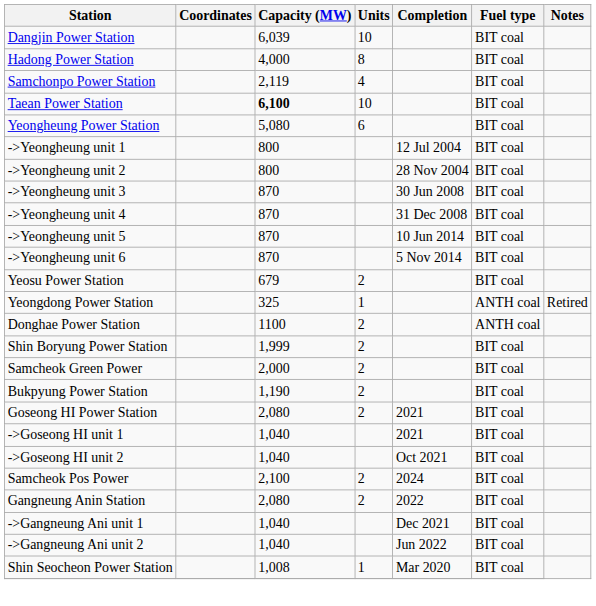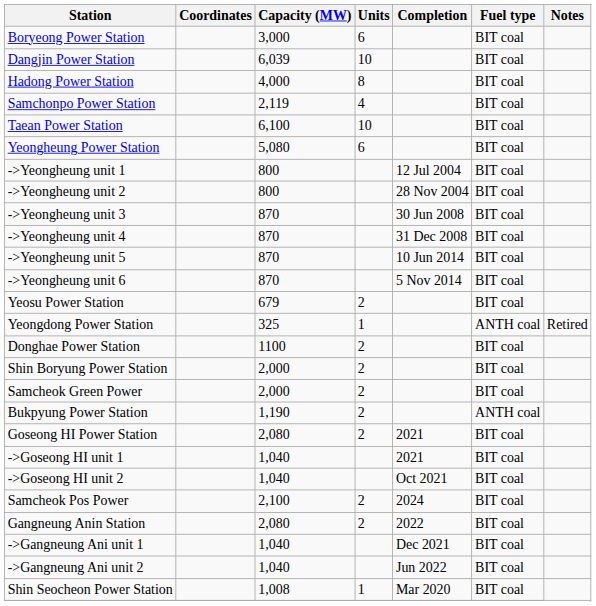+ row: (76, 37)
(274, 103) bold -> (274, 125) normal
(508, 324) ANTH coal -> (500, 346) BIT coal
(274, 346) 1,999 -> (274, 368) 2,000
(500, 390) BIT coal -> (508, 412) ANTH coal
